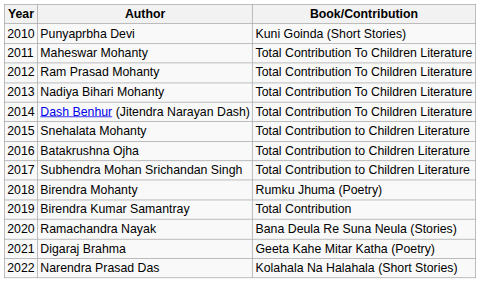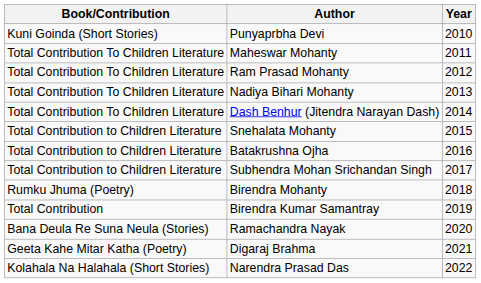columns swapped: (21, 14) <-> (364, 14)
